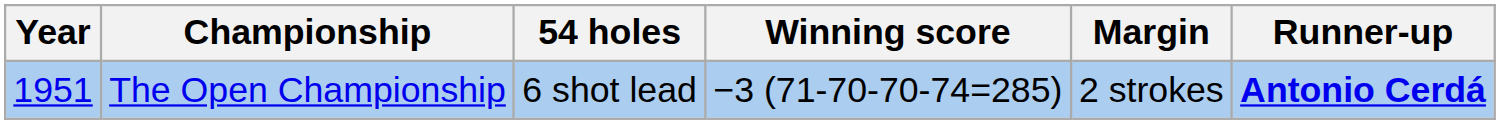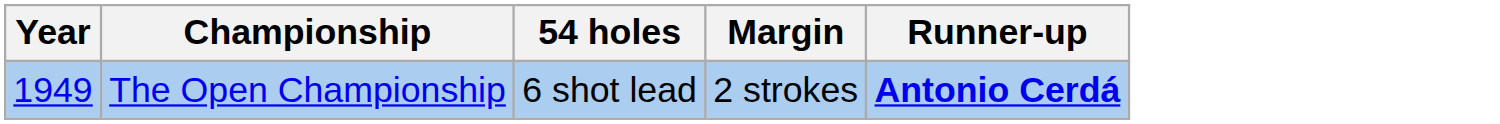- column: (888, 32)
(53, 89) 1951 -> (53, 89) 1949
